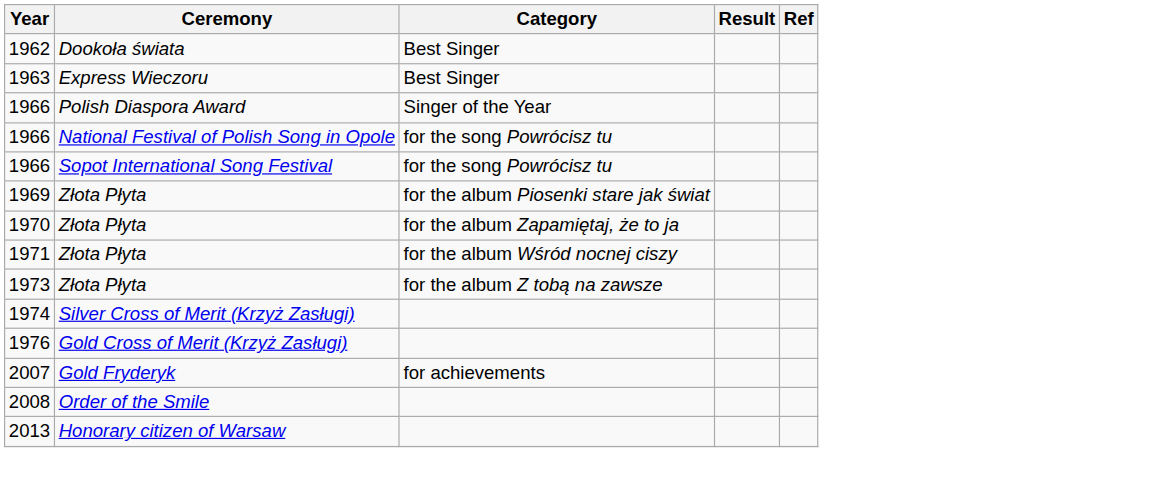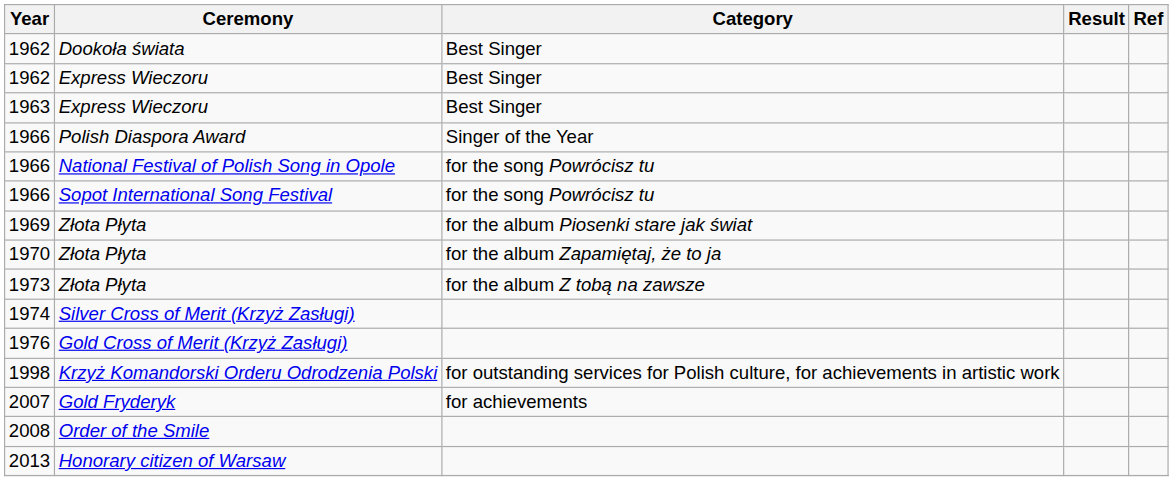+ row: (30, 78)
- row: (30, 254)
+ row: (30, 372)
